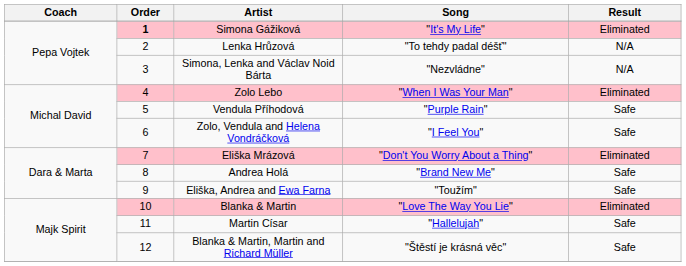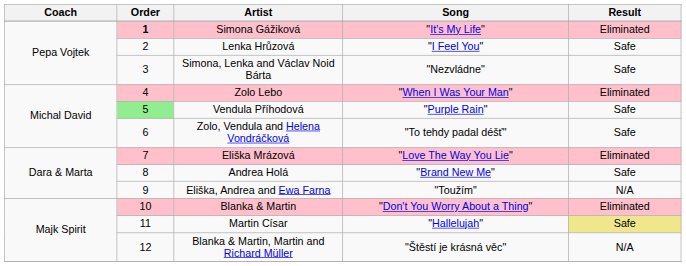(456, 47) "To tehdy padal déšť" -> (456, 47) "I Feel You"
(625, 47) N/A -> (625, 47) Safe
(625, 70) N/A -> (625, 70) Safe
(145, 110) no background -> (145, 110) lightgreen background
(456, 133) "I Feel You" -> (456, 133) "To tehdy padal déšť"
(456, 156) "Don't You Worry About a Thing" -> (456, 156) "Love The Way You Lie"
(625, 190) Safe -> (625, 190) N/A
(456, 207) "Love The Way You Lie" -> (456, 207) "Don't You Worry About a Thing"
(625, 224) no background -> (625, 224) khaki background
(625, 247) Safe -> (625, 247) N/A
